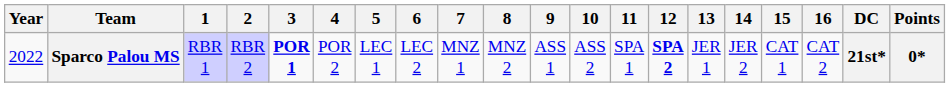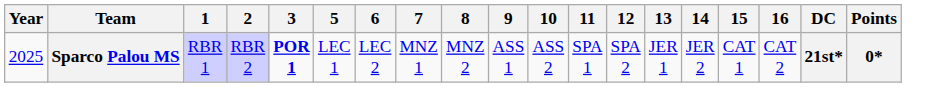- column: (335, 18)
(26, 56) 2022 -> (26, 56) 2025
(668, 56) bold -> (626, 56) normal
